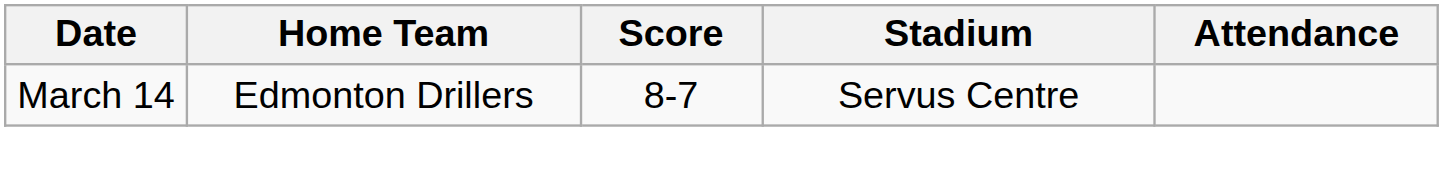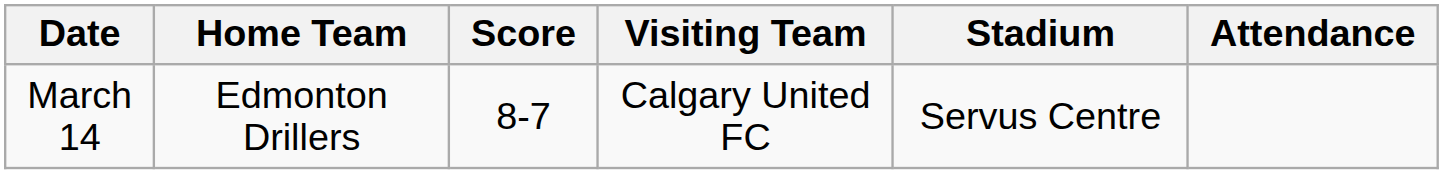+ column: (746, 34)
